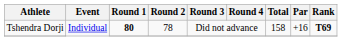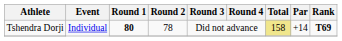(278, 28) no background -> (278, 28) khaki background
(300, 28) +16 -> (300, 28) +14
